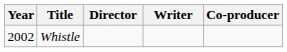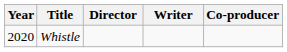(21, 36) 2002 -> (21, 36) 2020
